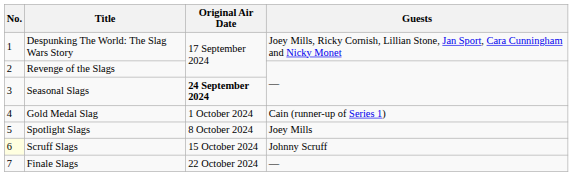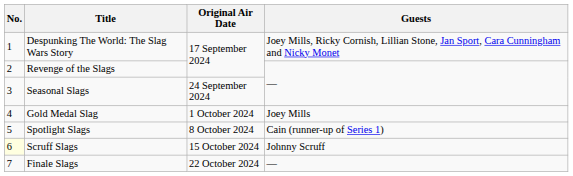(219, 91) bold -> (218, 91) normal
(327, 113) Cain (runner-up of Series 1) -> (288, 113) Joey Mills
(291, 130) Joey Mills -> (325, 130) Cain (runner-up of Series 1)
